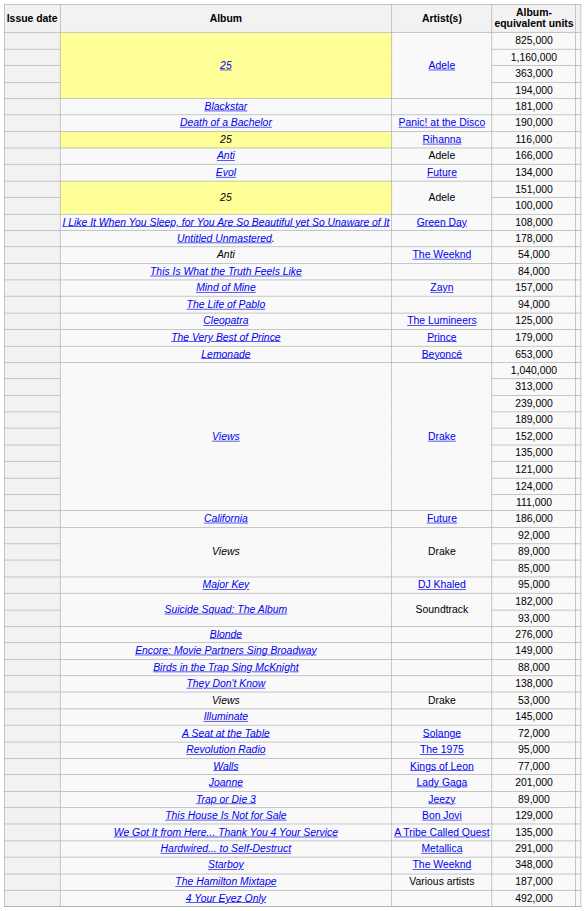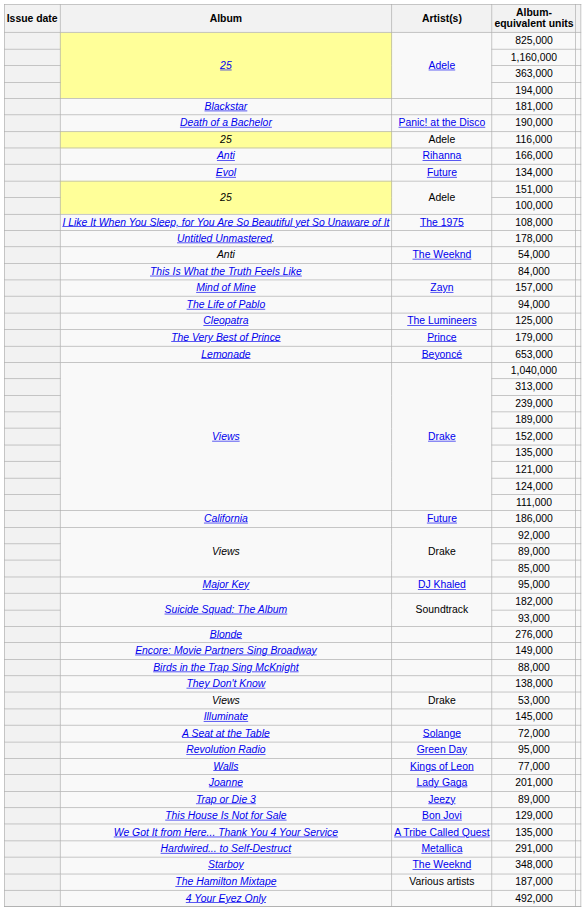(442, 139) Rihanna -> (442, 139) Adele
(442, 156) Adele -> (442, 156) Rihanna
(442, 222) Green Day -> (442, 222) The 1975
(442, 750) The 1975 -> (442, 750) Green Day
